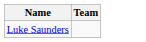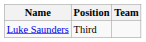+ column: (92, 12)
